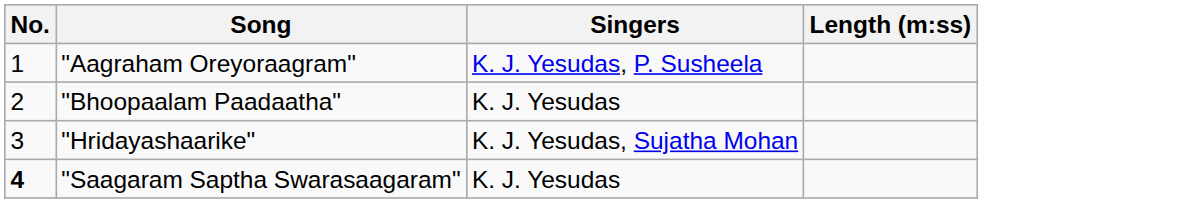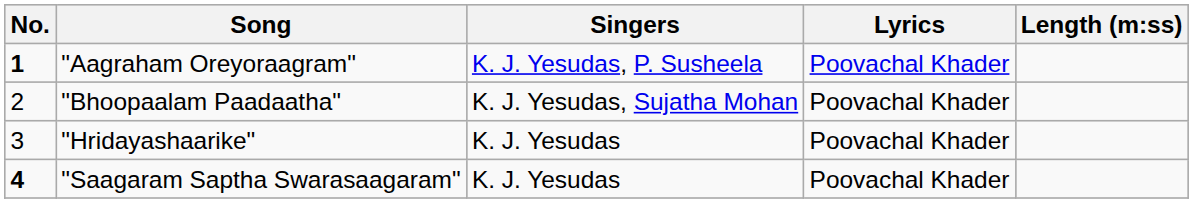+ column: (909, 24)
(17, 63) normal -> (17, 63) bold
(546, 102) K. J. Yesudas -> (635, 102) K. J. Yesudas, Sujatha Mohan
(635, 141) K. J. Yesudas, Sujatha Mohan -> (546, 141) K. J. Yesudas
